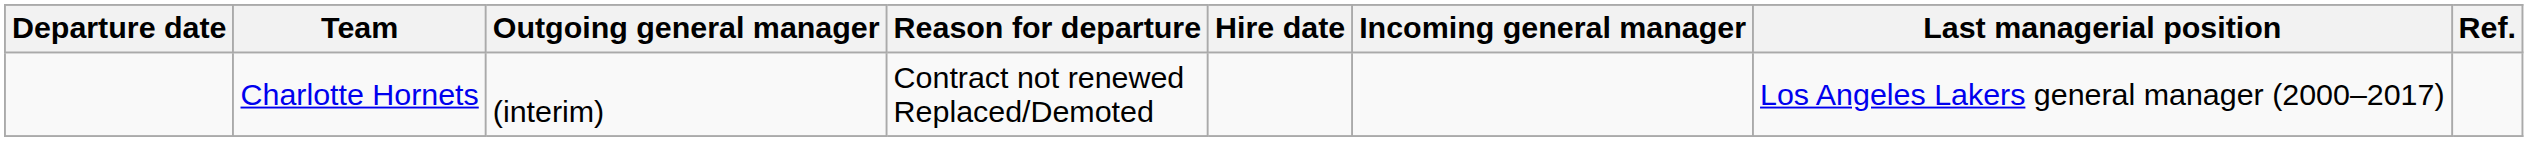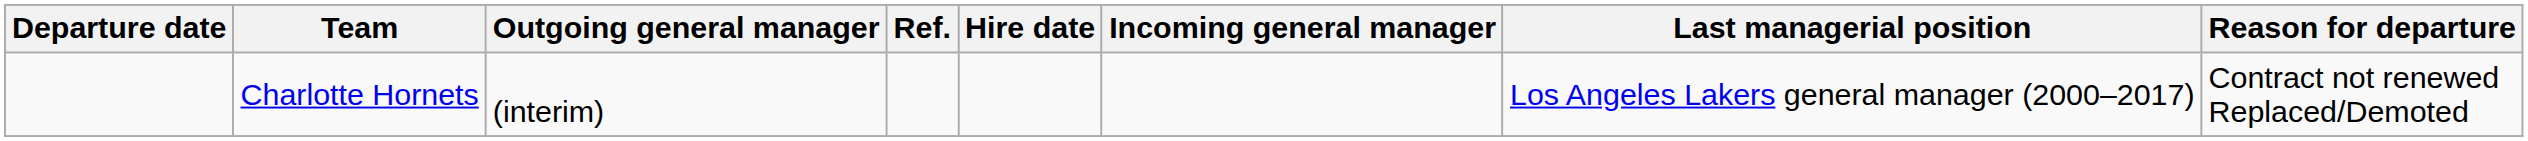columns swapped: (1047, 28) <-> (2487, 28)
